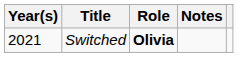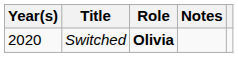(25, 40) 2021 -> (25, 40) 2020
